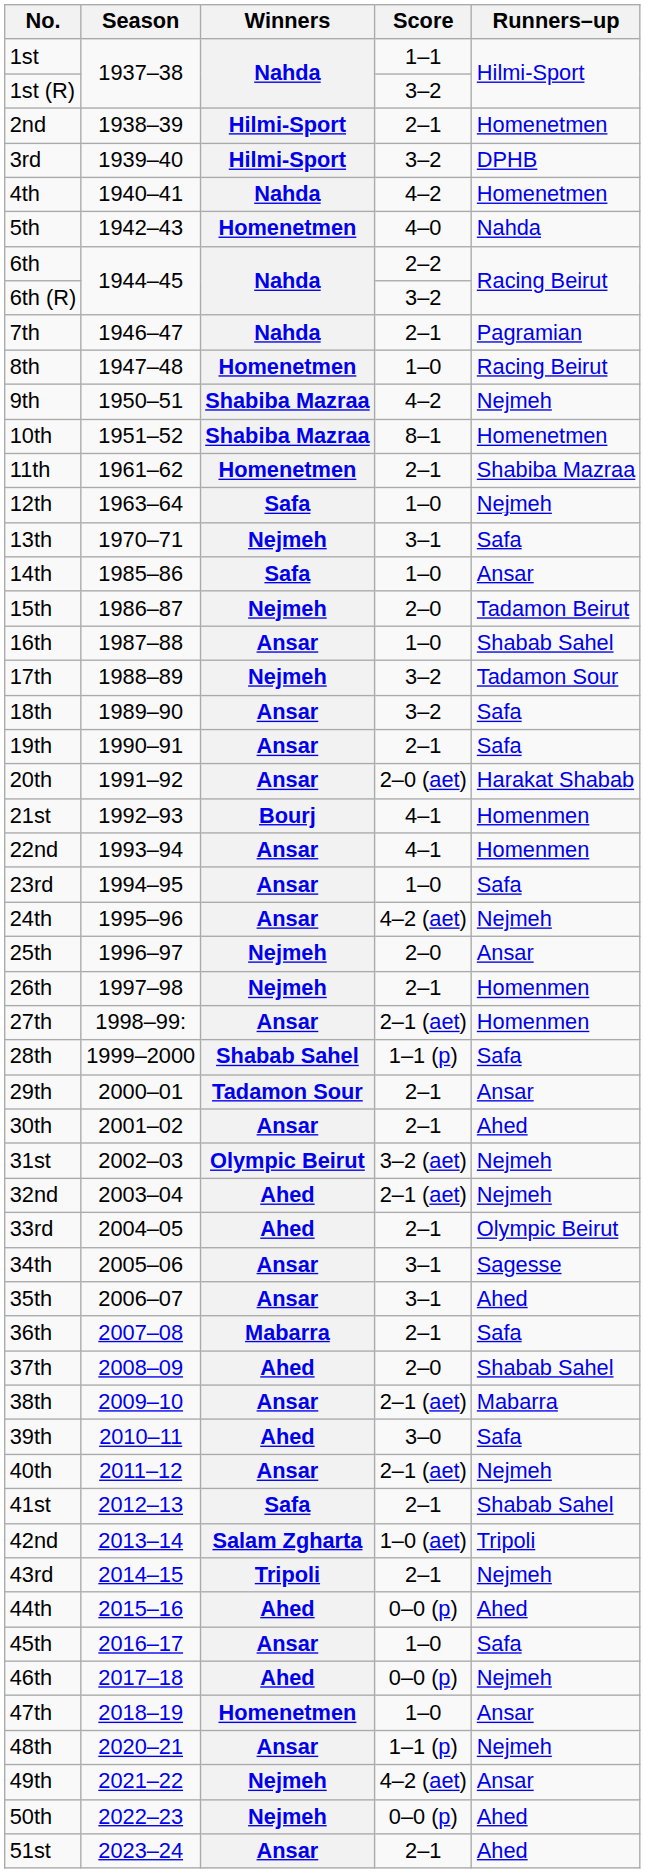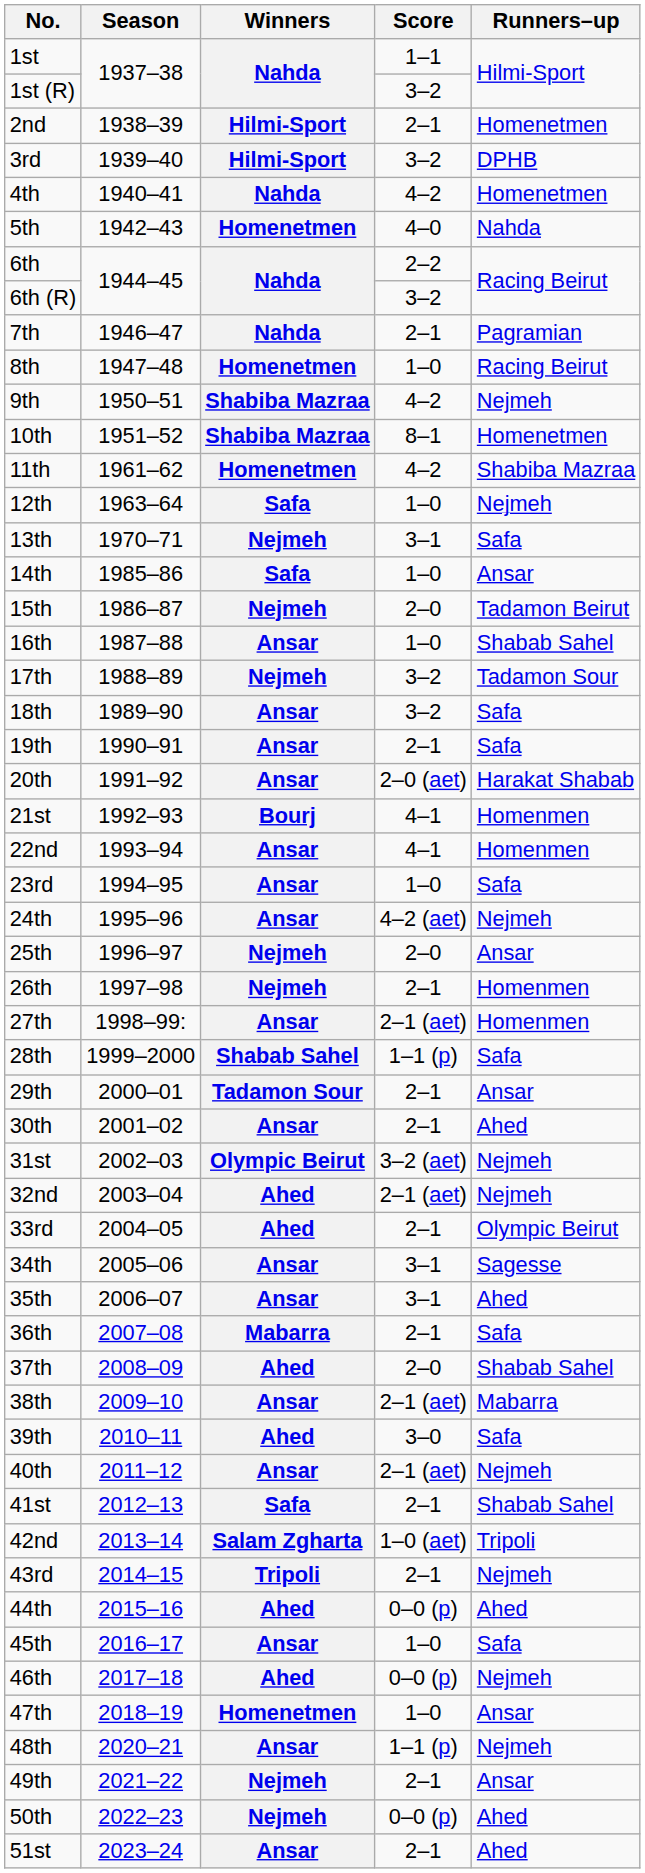(423, 470) 2–1 -> (423, 470) 4–2
(423, 1781) 4–2 (aet) -> (423, 1781) 2–1
